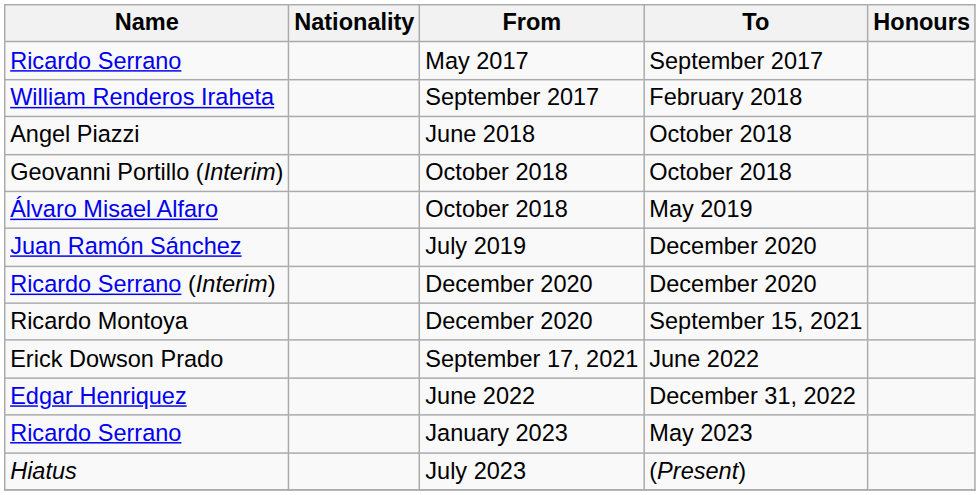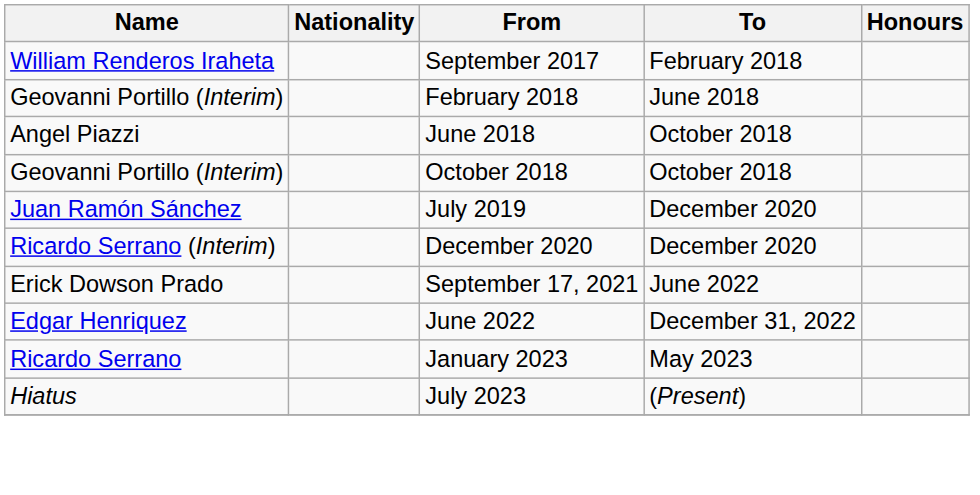- row: (96, 60)
+ row: (147, 97)
- row: (114, 209)
- row: (99, 321)
